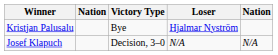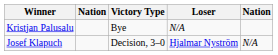(204, 27) Hjalmar Nyström -> (177, 27) N/A
(177, 43) N/A -> (204, 43) Hjalmar Nyström
